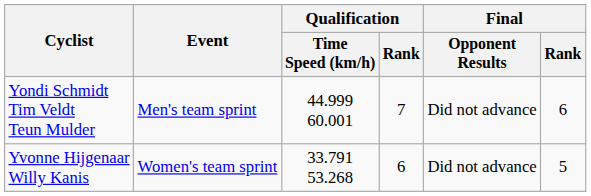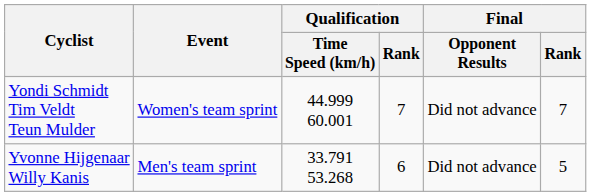(197, 110) Men's team sprint -> (207, 110) Women's team sprint
(563, 110) 6 -> (563, 110) 7
(207, 167) Women's team sprint -> (197, 167) Men's team sprint
